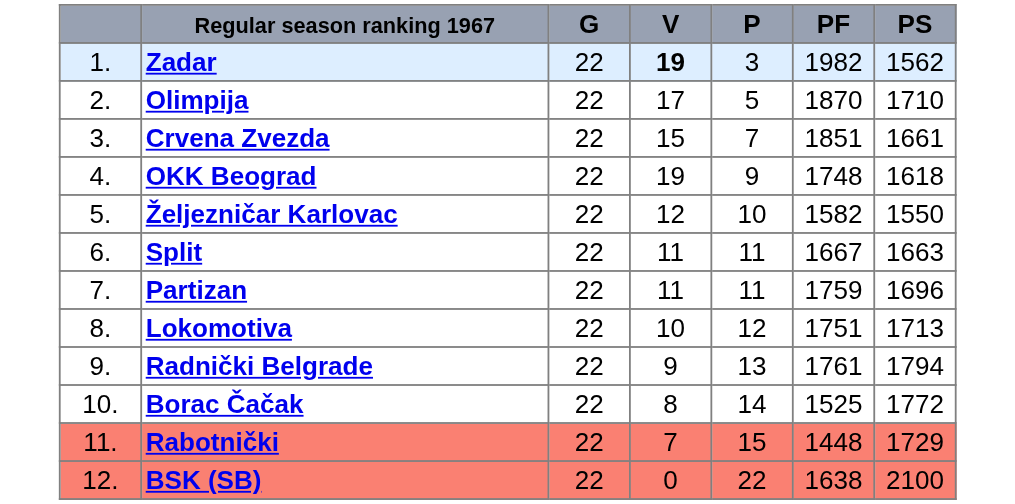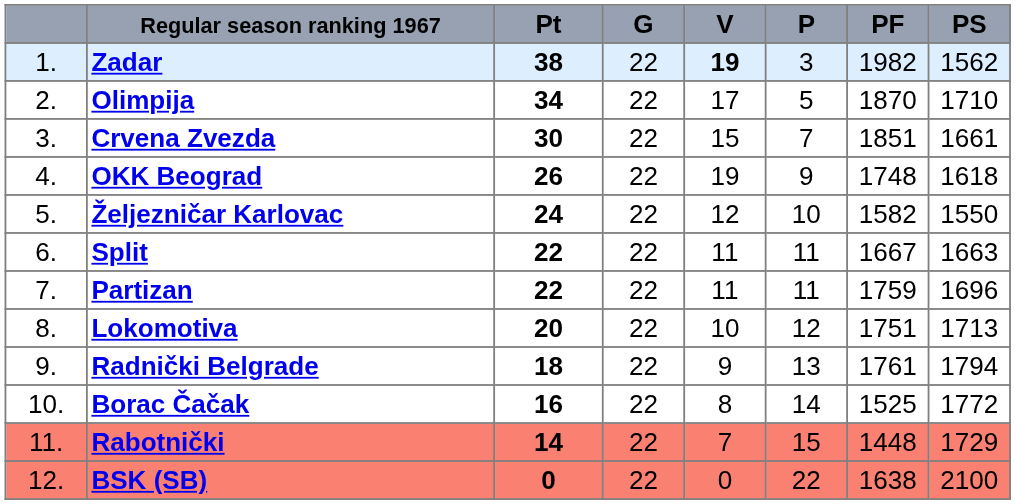+ column: (548, 24)
